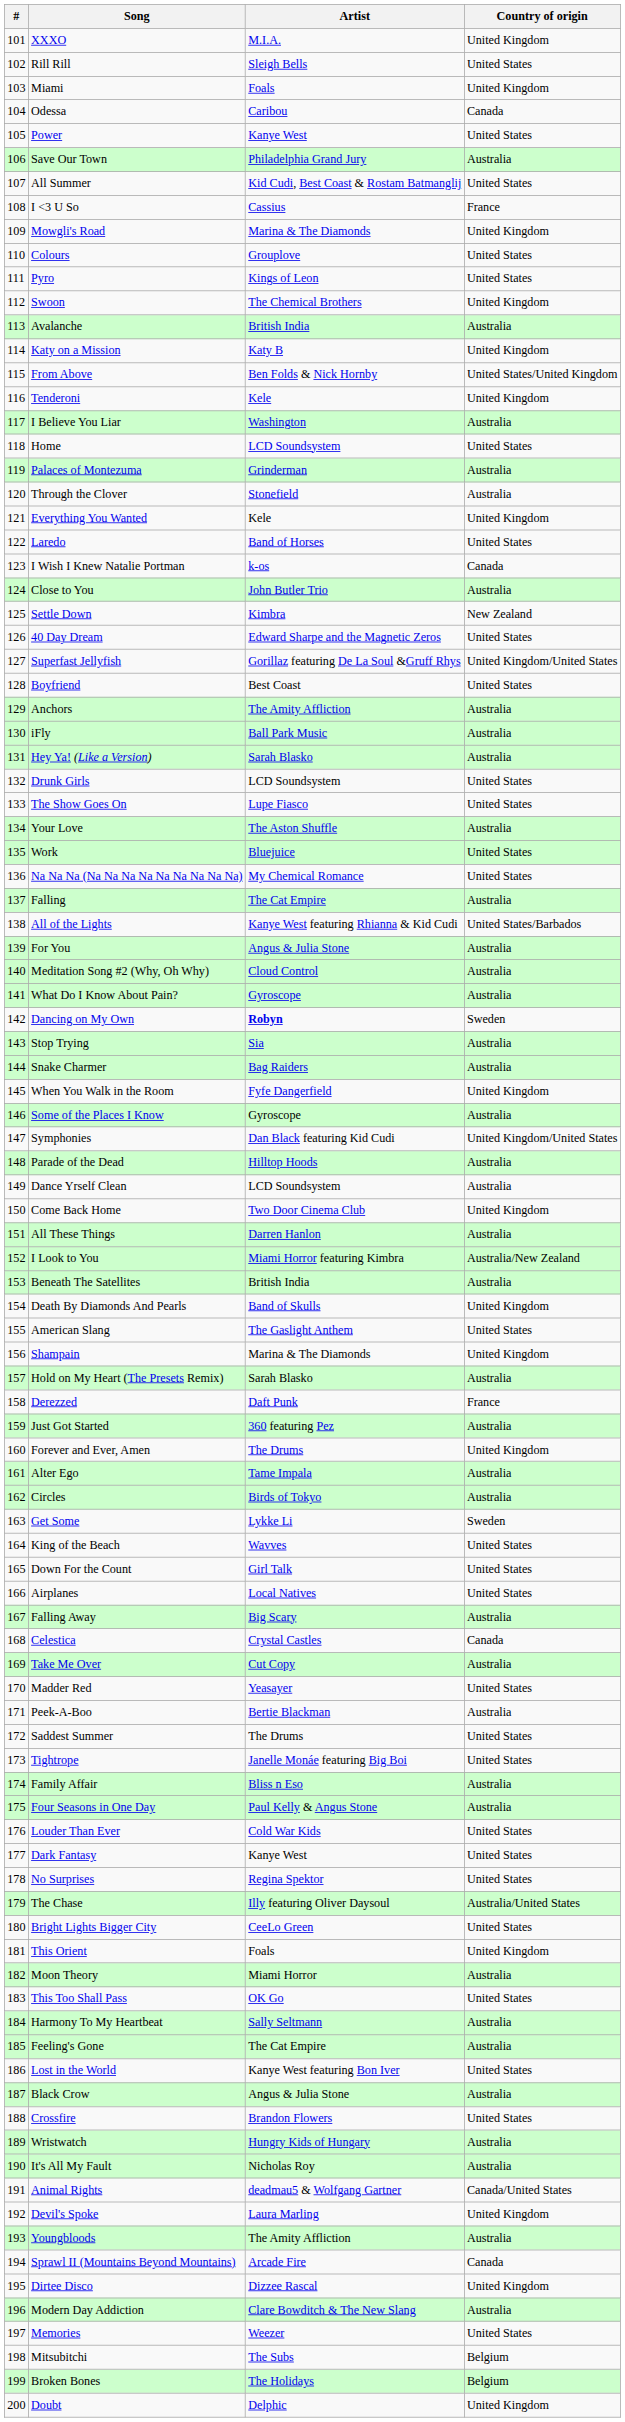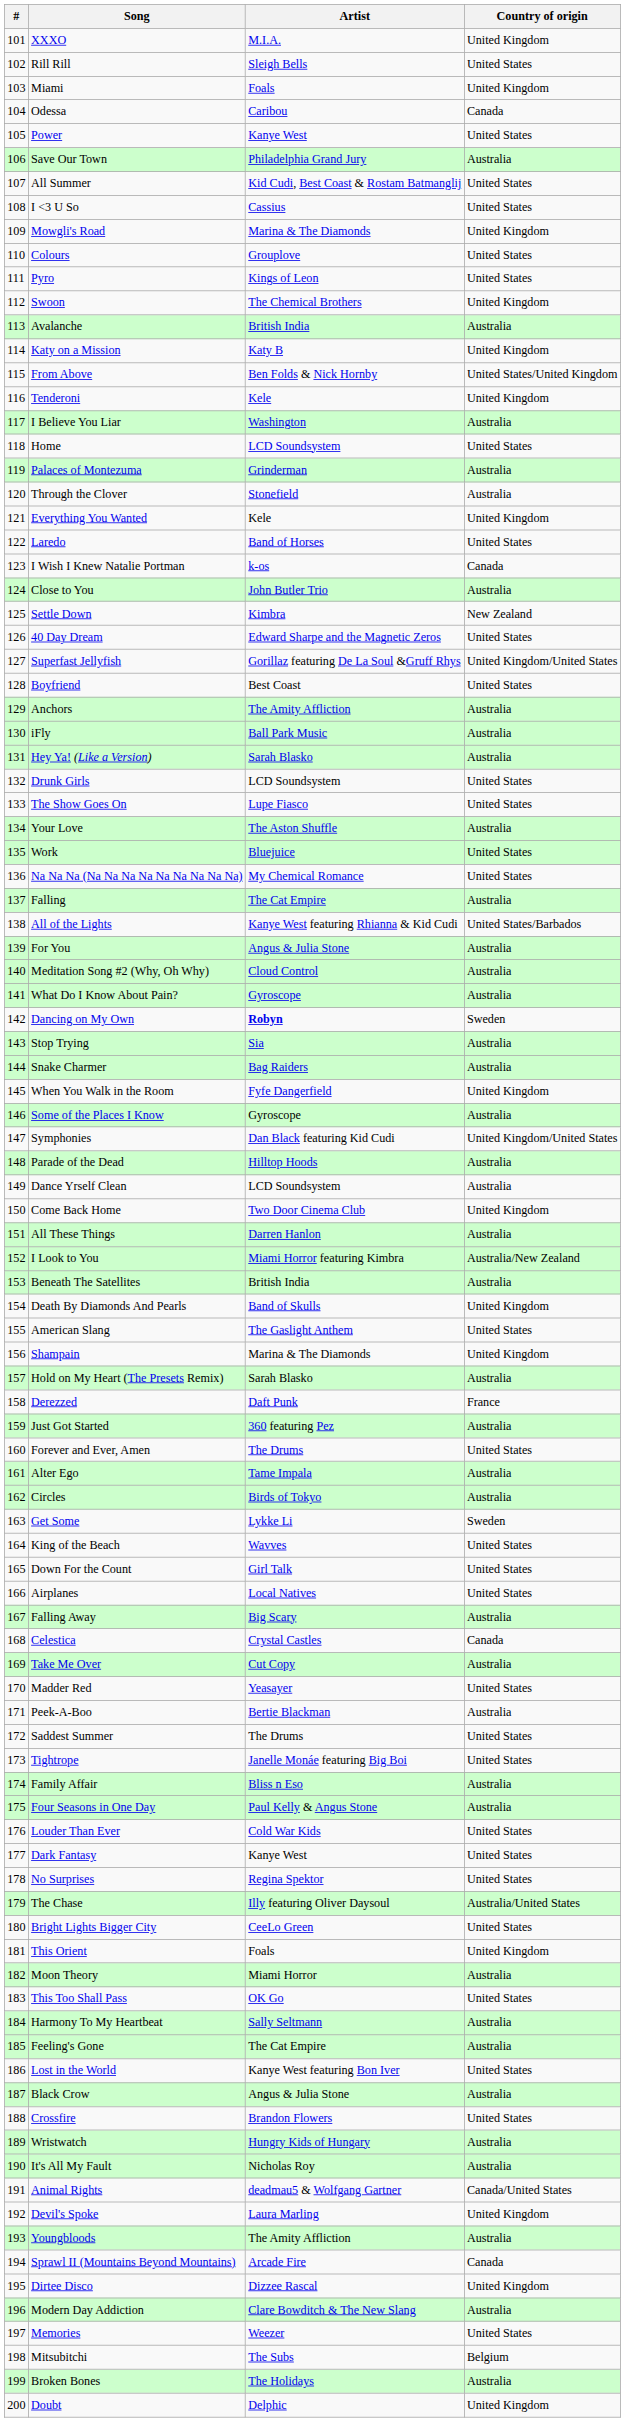(483, 207) France -> (499, 207) United States
(508, 1449) United Kingdom -> (499, 1449) United States
(488, 2381) Belgium -> (489, 2381) Australia
